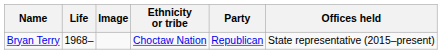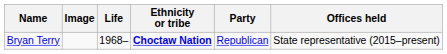columns swapped: (113, 18) <-> (79, 18)
(170, 40) normal -> (172, 40) bold
